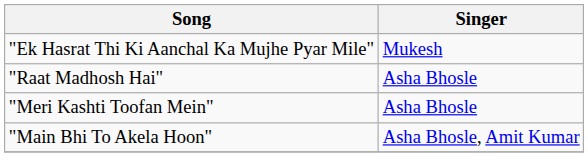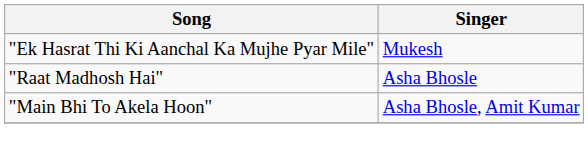- row: (111, 107)
